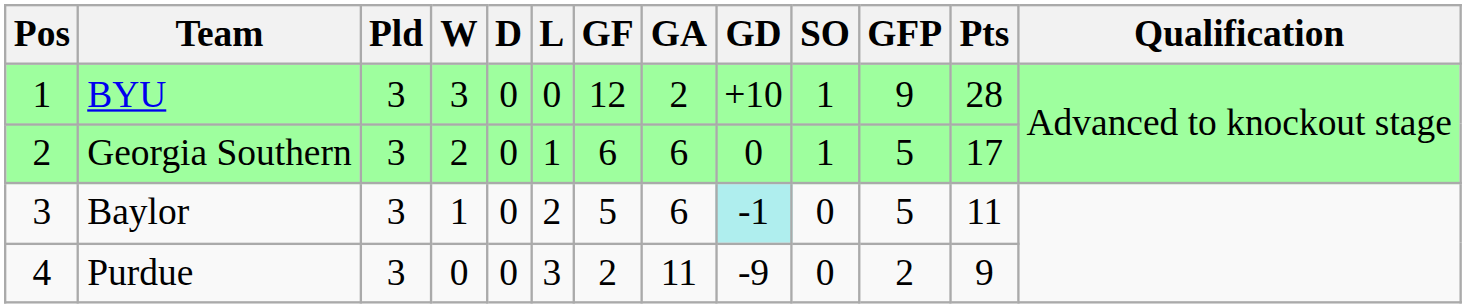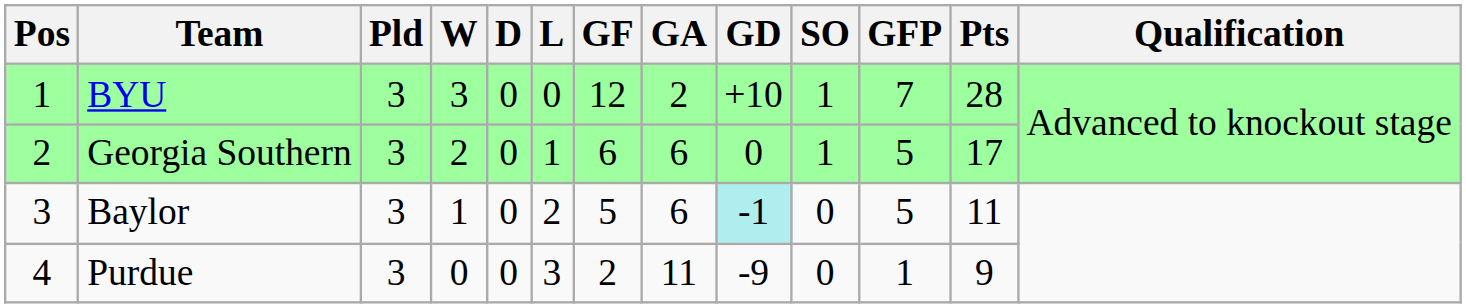(905, 93) 9 -> (905, 93) 7
(905, 271) 2 -> (905, 271) 1
